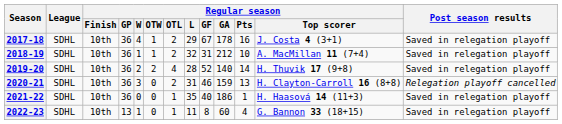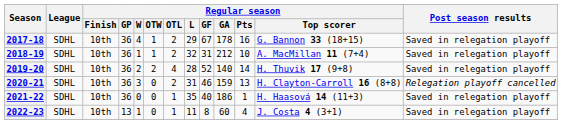(300, 41) J. Costa 4 (3+1) -> (310, 41) G. Bannon 33 (18+15)
(310, 112) G. Bannon 33 (18+15) -> (300, 112) J. Costa 4 (3+1)
